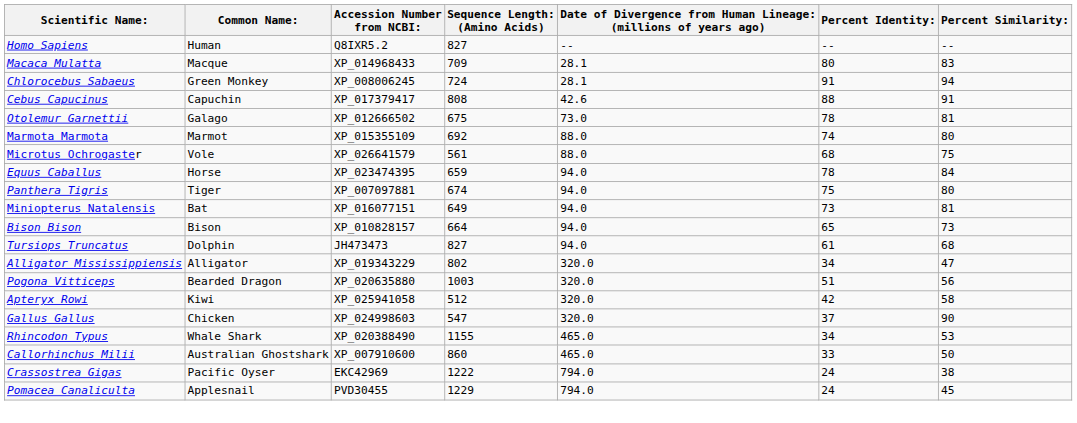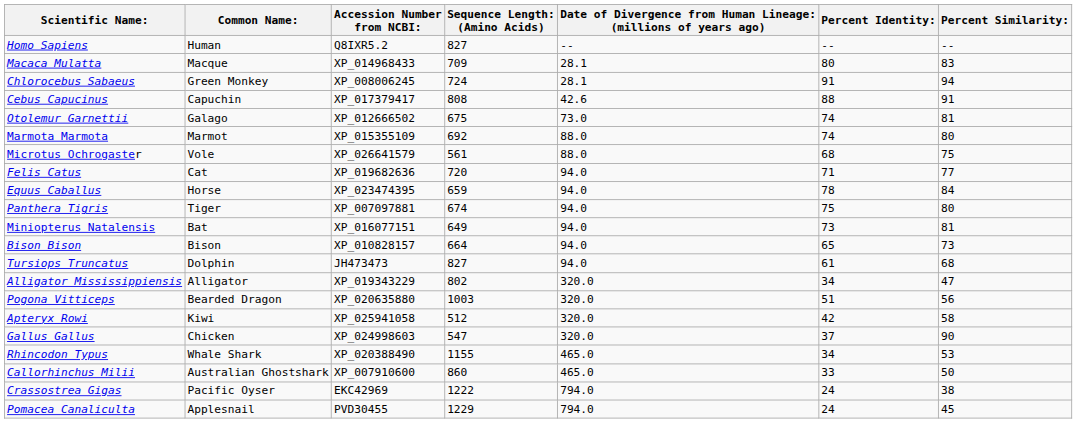(828, 118) 78 -> (828, 118) 74
+ row: (44, 172)
